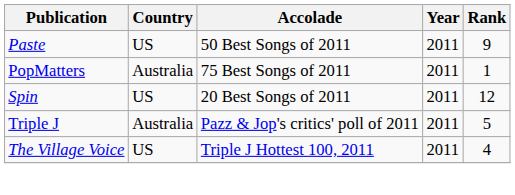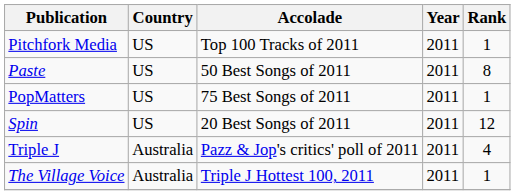+ row: (63, 44)
(487, 44) 9 -> (487, 70) 8
(163, 70) Australia -> (143, 96) US
(487, 123) 5 -> (487, 149) 4
(143, 149) US -> (163, 176) Australia
(487, 149) 4 -> (487, 176) 1
